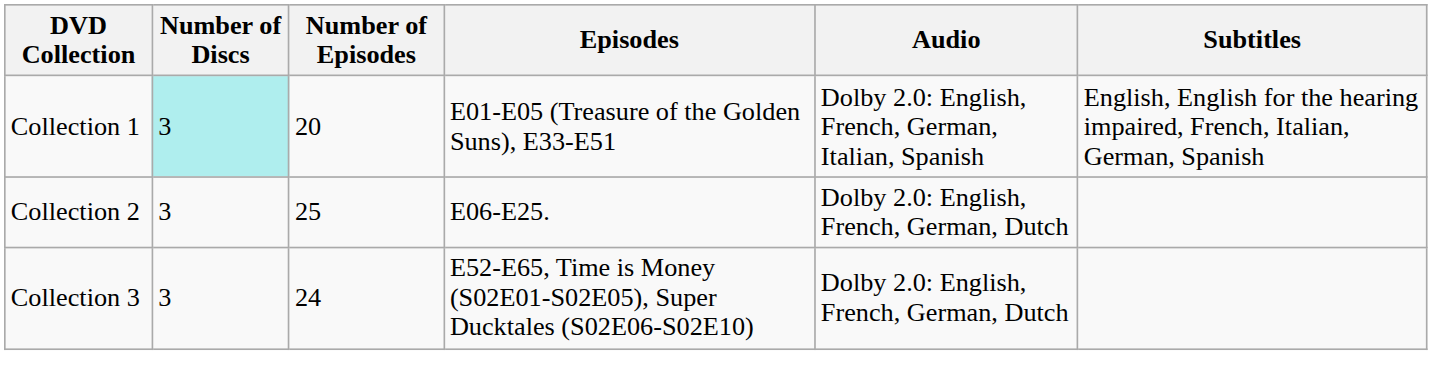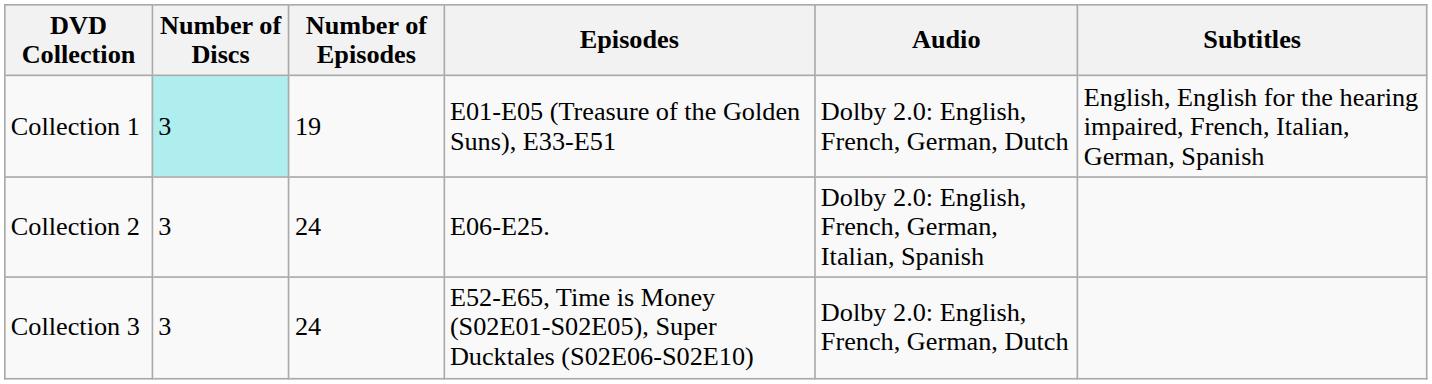(308, 125) 20 -> (308, 125) 19
(924, 125) Dolby 2.0: English, French, German, Italian, Spanish -> (945, 125) Dolby 2.0: English, French, German, Dutch
(308, 211) 25 -> (308, 226) 24
(945, 211) Dolby 2.0: English, French, German, Dutch -> (924, 226) Dolby 2.0: English, French, German, Italian, Spanish
